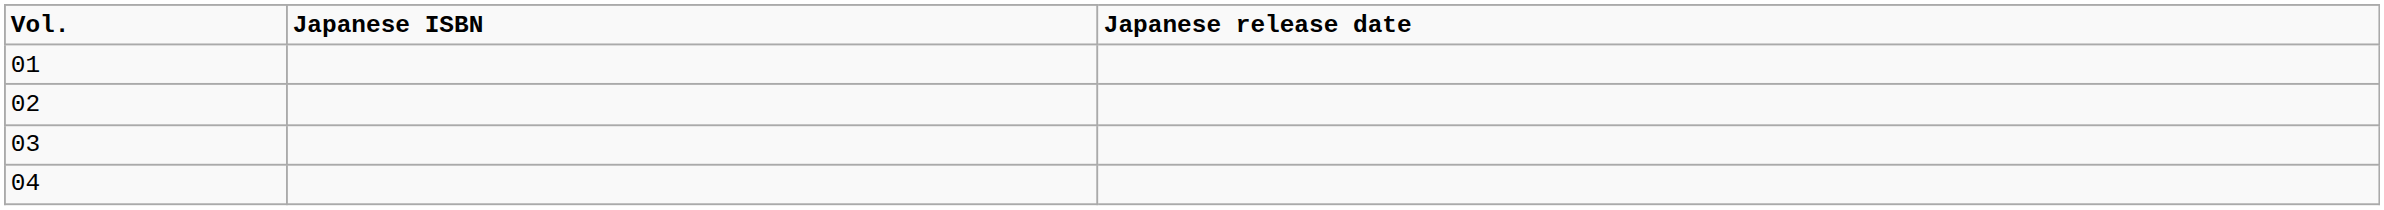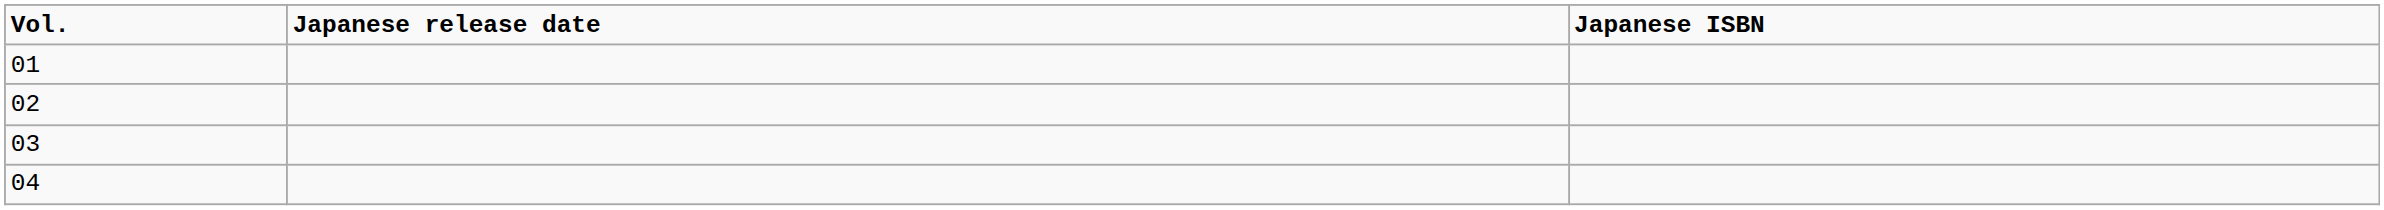columns swapped: (1258, 25) <-> (388, 25)
